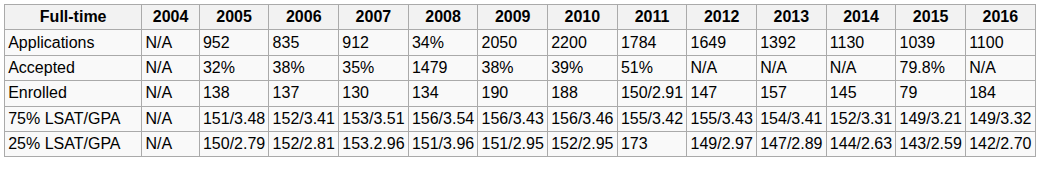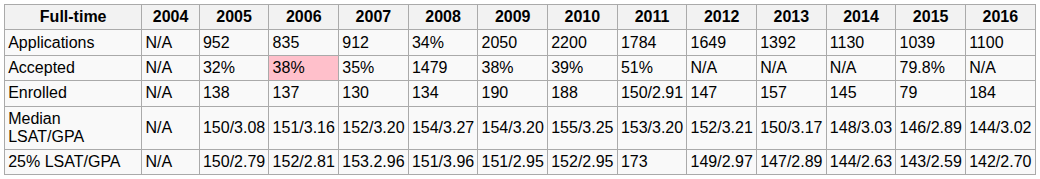(289, 67) no background -> (289, 67) pink background
- row: (64, 118)
+ row: (46, 127)
